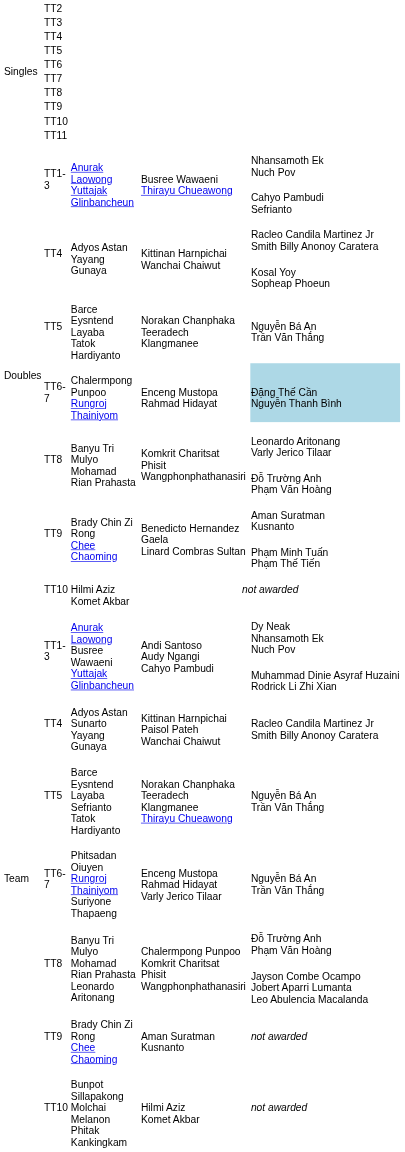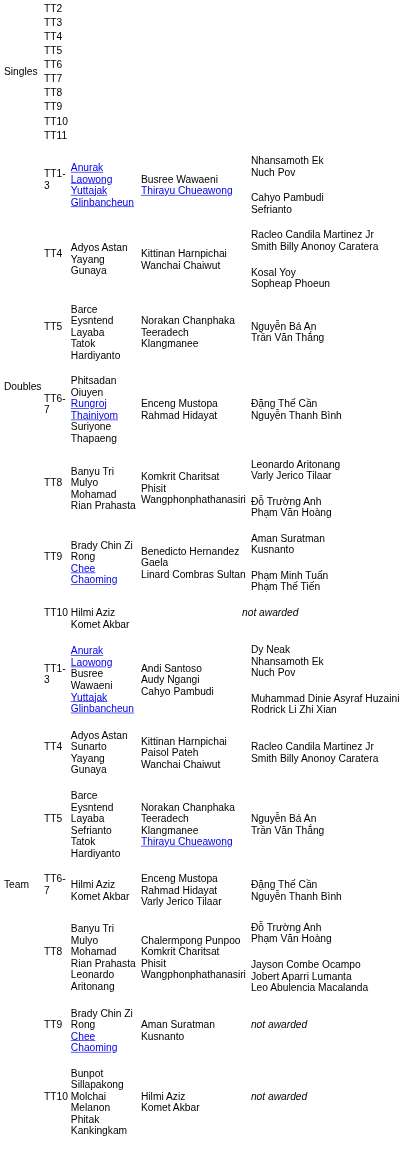(102, 398) Chalermpong Punpoo Rungroj Thainiyom -> (94, 410) Phitsadan Oiuyen Rungroj Thainiyom Suriyone Thapaeng
(296, 398) lightblue background -> (296, 410) no background
(94, 885) Phitsadan Oiuyen Rungroj Thainiyom Suriyone Thapaeng -> (100, 890) Hilmi Aziz Komet Akbar
(288, 885) Nguyễn Bá An Trần Văn Thắng -> (296, 890) Đặng Thế Cần Nguyễn Thanh Bình
